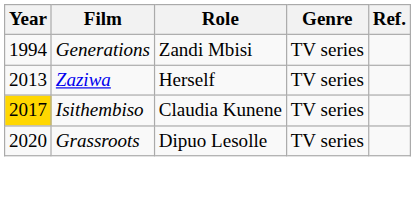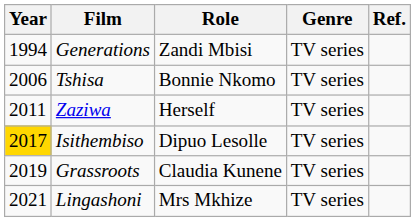+ row: (80, 79)
(28, 79) 2013 -> (28, 110) 2011
(220, 110) Claudia Kunene -> (213, 140) Dipuo Lesolle
(28, 140) 2020 -> (28, 170) 2019
(213, 140) Dipuo Lesolle -> (220, 170) Claudia Kunene
+ row: (99, 200)
